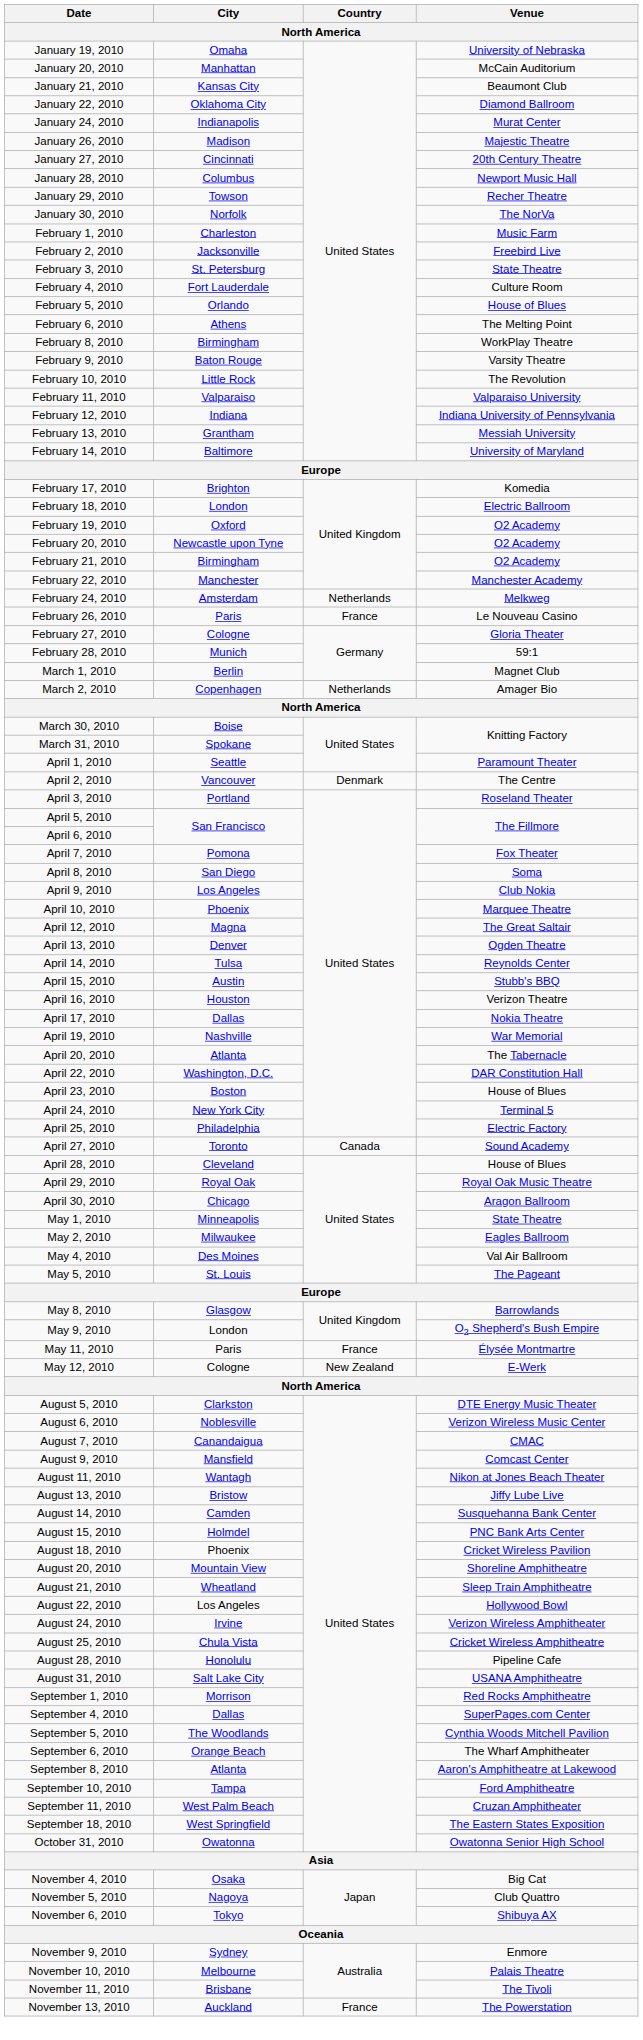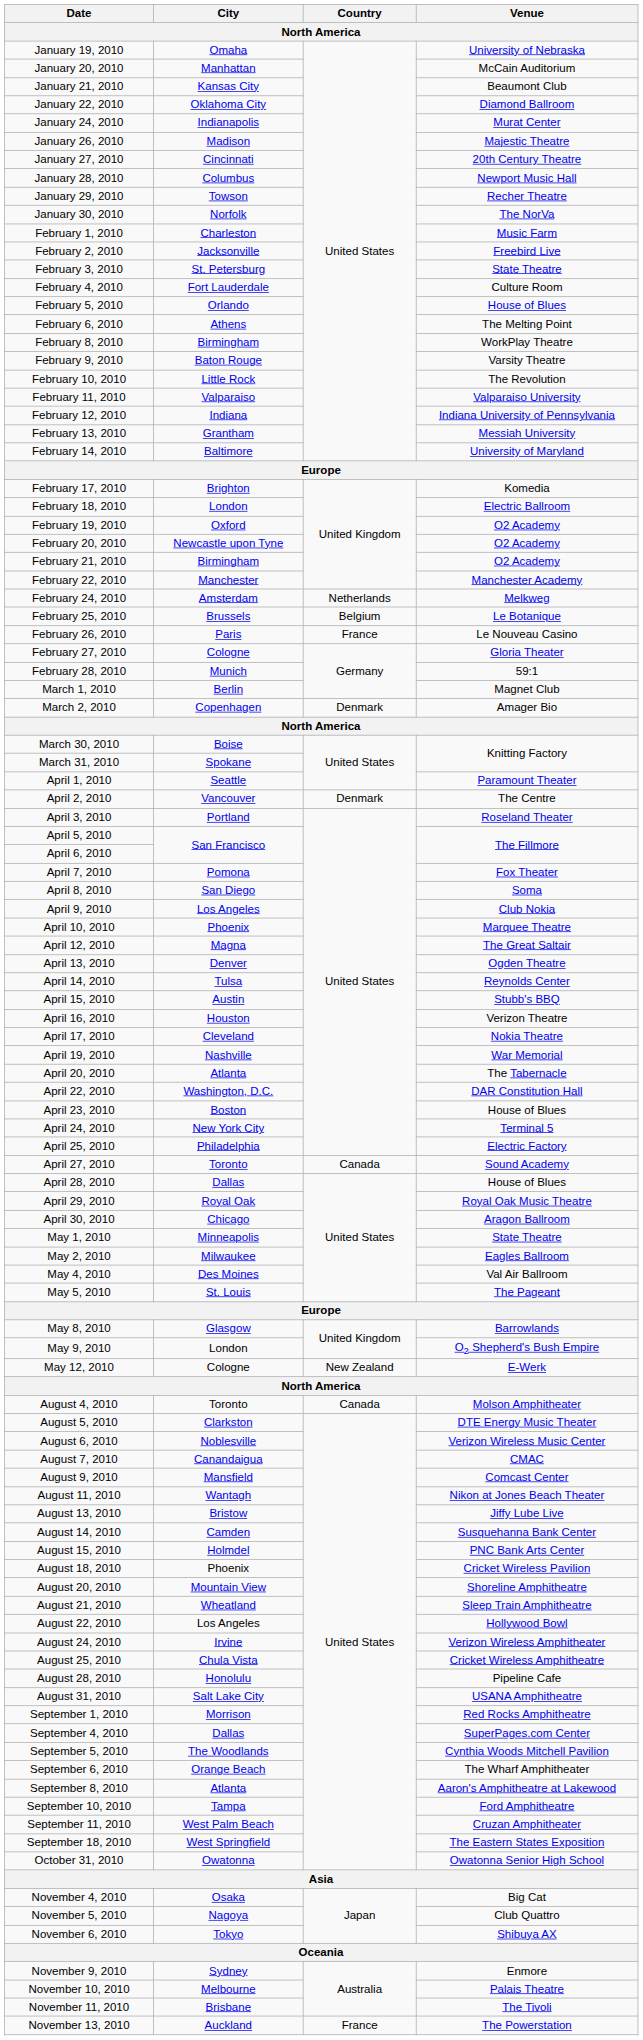+ row: (79, 616)
(360, 689) Netherlands -> (360, 707) Denmark
(228, 1018) Dallas -> (228, 1036) Cleveland
(228, 1164) Cleveland -> (228, 1182) Dallas
- row: (79, 1349)
+ row: (79, 1404)
